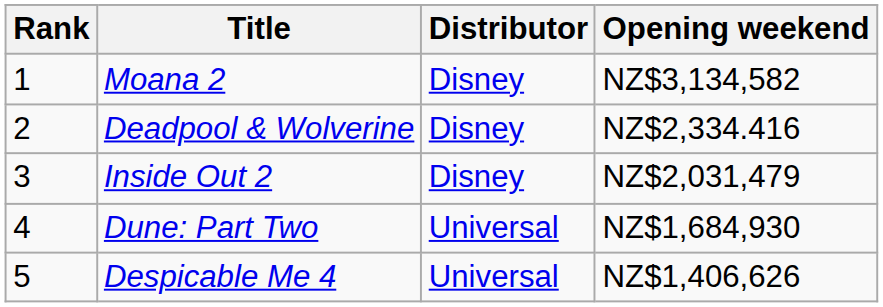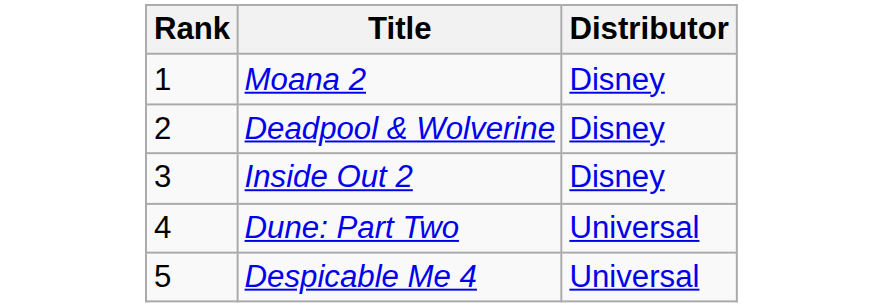- column: (736, 29)
